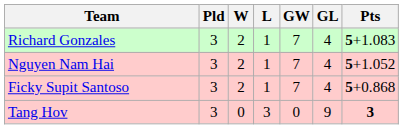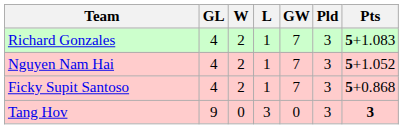columns swapped: (214, 16) <-> (328, 16)
